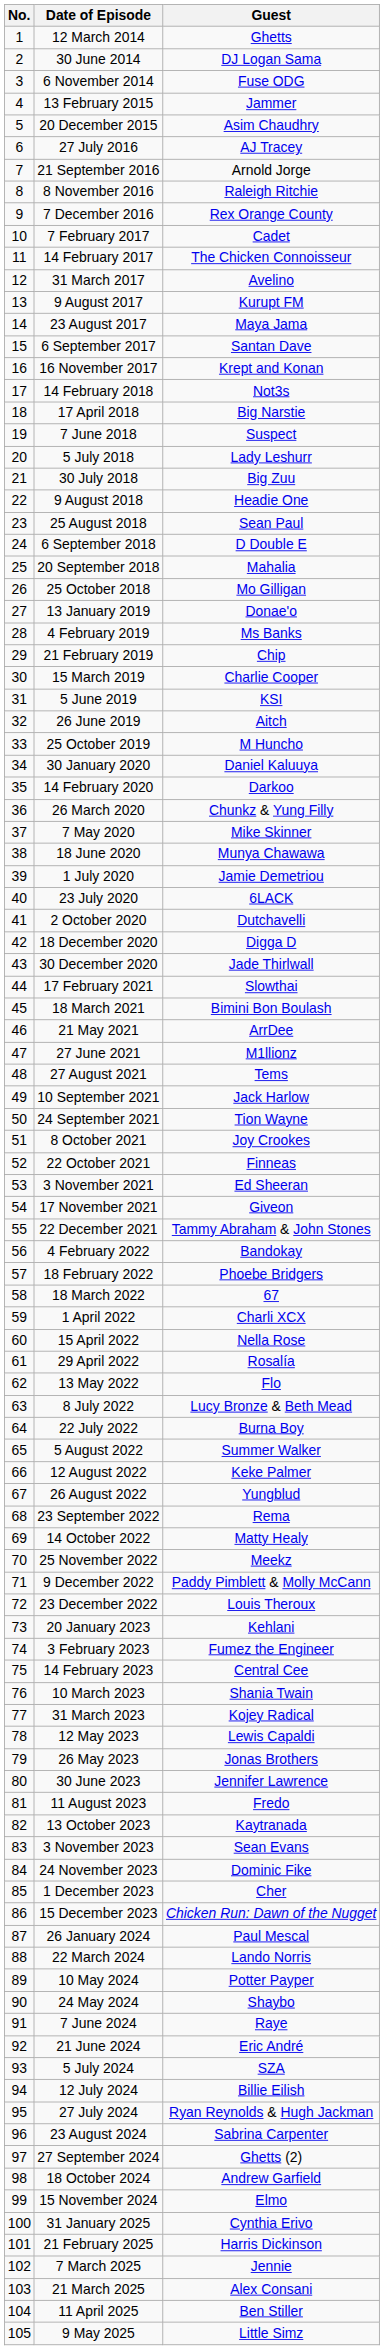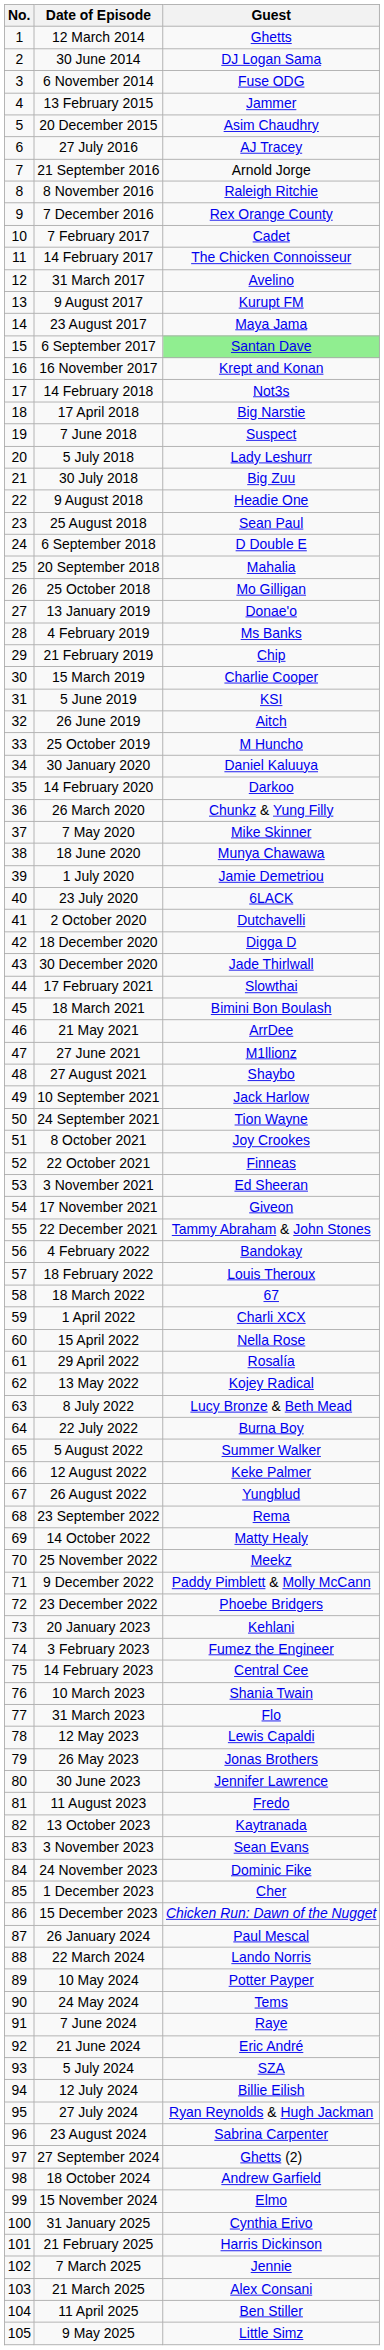(271, 346) no background -> (271, 346) lightgreen background
(271, 1075) Tems -> (271, 1075) Shaybo
(271, 1273) Phoebe Bridgers -> (271, 1273) Louis Theroux
(271, 1384) Flo -> (271, 1384) Kojey Radical
(271, 1605) Louis Theroux -> (271, 1605) Phoebe Bridgers
(271, 1715) Kojey Radical -> (271, 1715) Flo
(271, 2002) Shaybo -> (271, 2002) Tems
